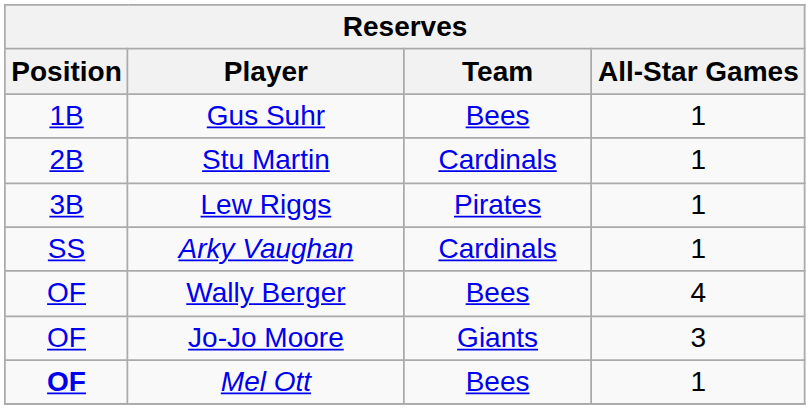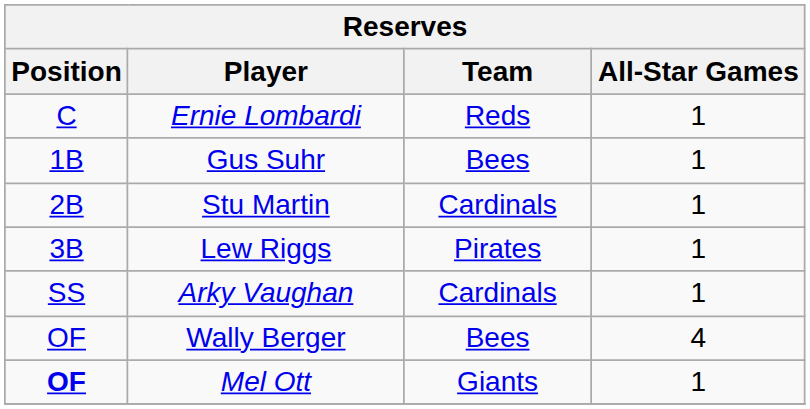+ row: (266, 115)
- row: (266, 337)
(498, 381) Bees -> (498, 381) Giants
